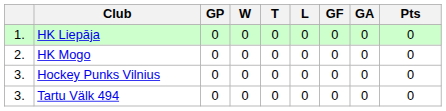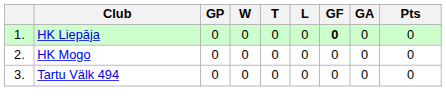(335, 34) normal -> (335, 34) bold
- row: (99, 75)
